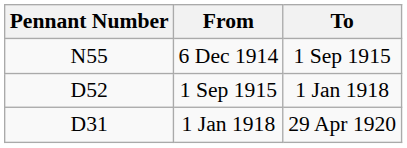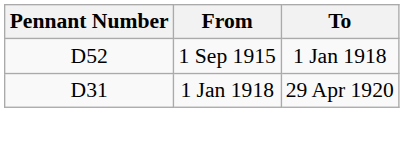- row: (228, 55)
